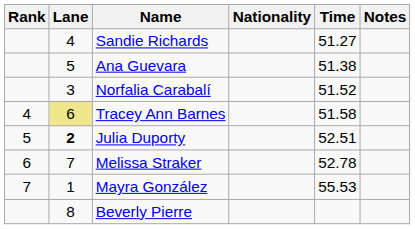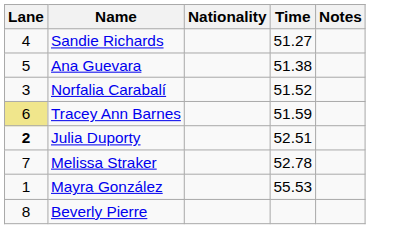- column: (27, 17)
(337, 114) 51.58 -> (293, 114) 51.59
